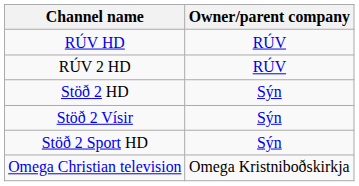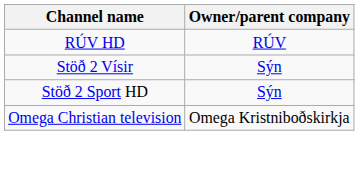- row: (95, 67)
- row: (95, 92)
